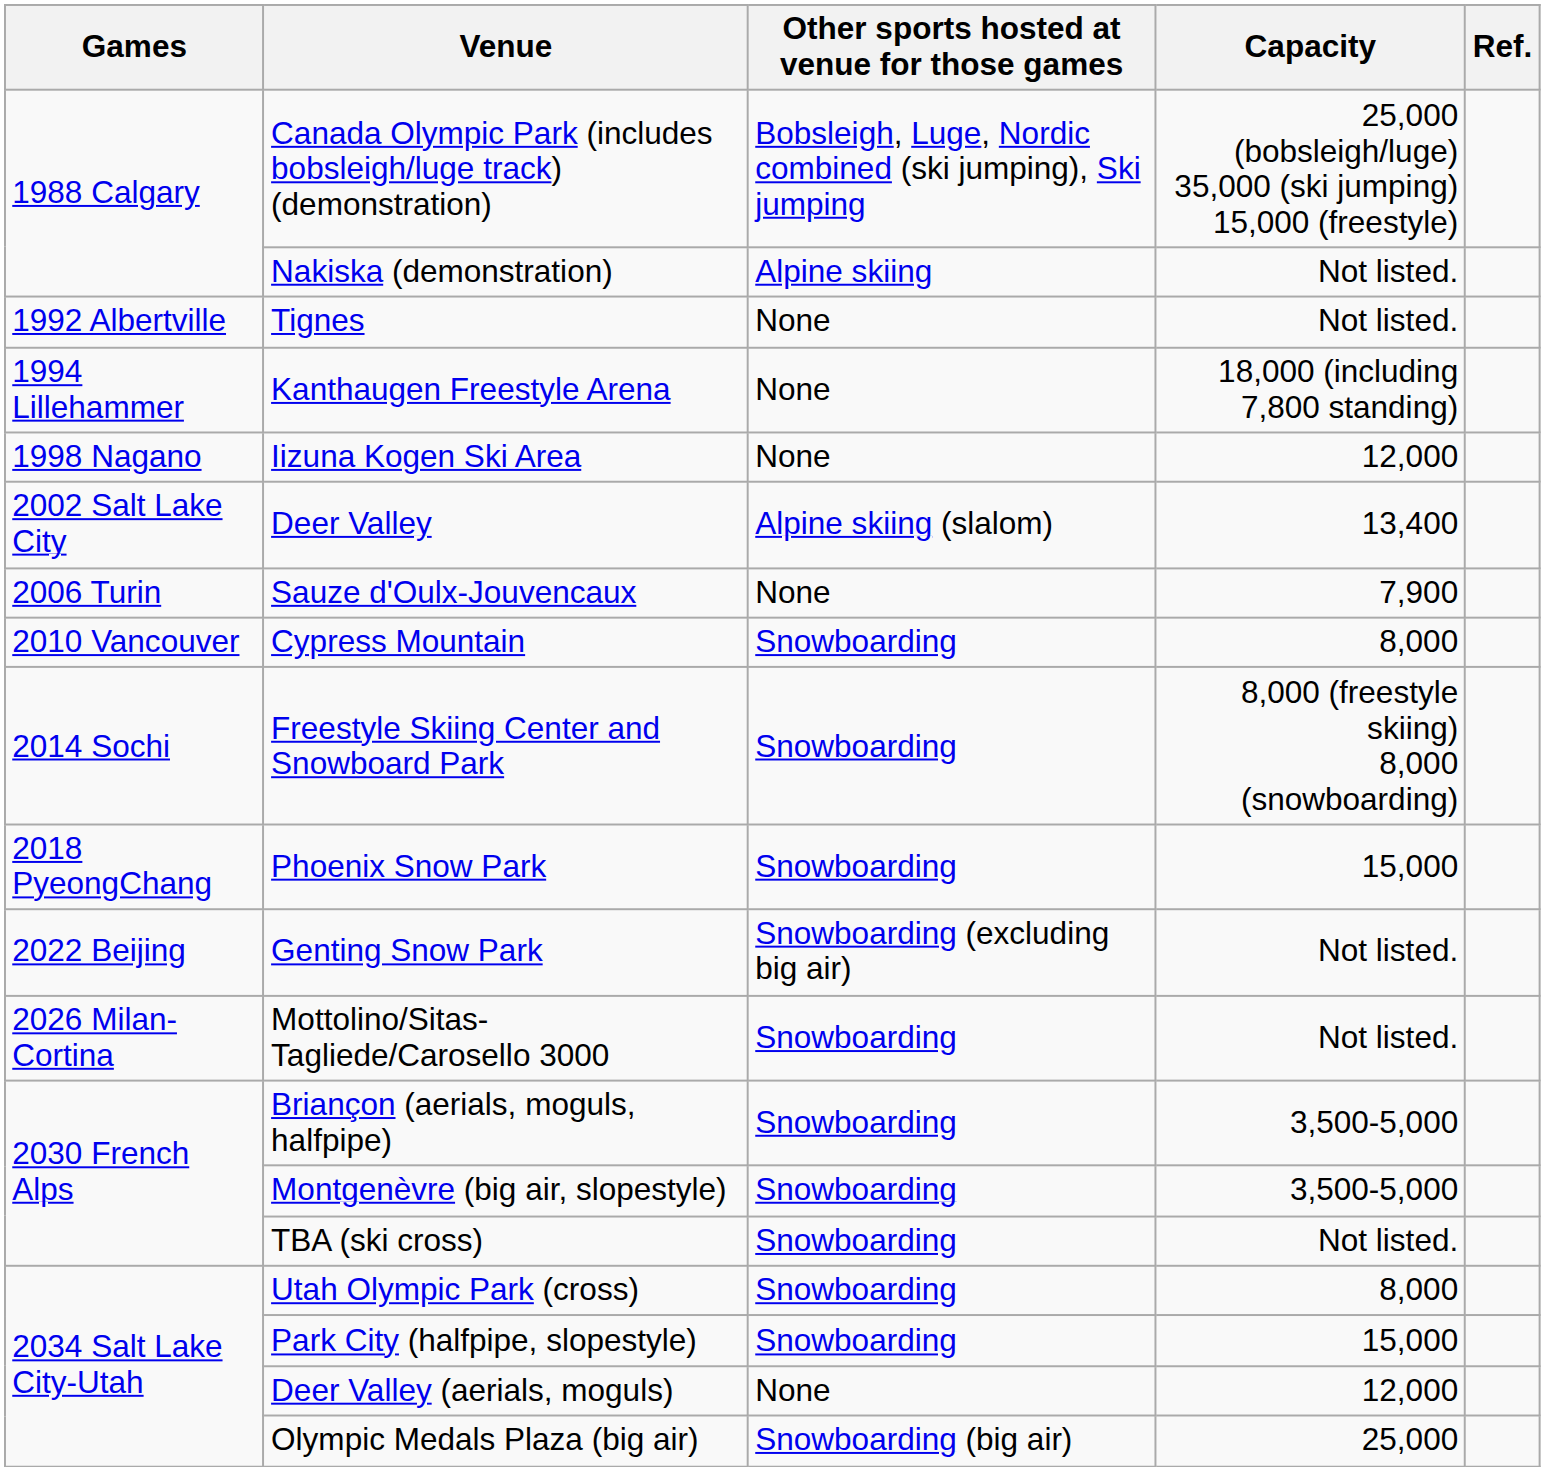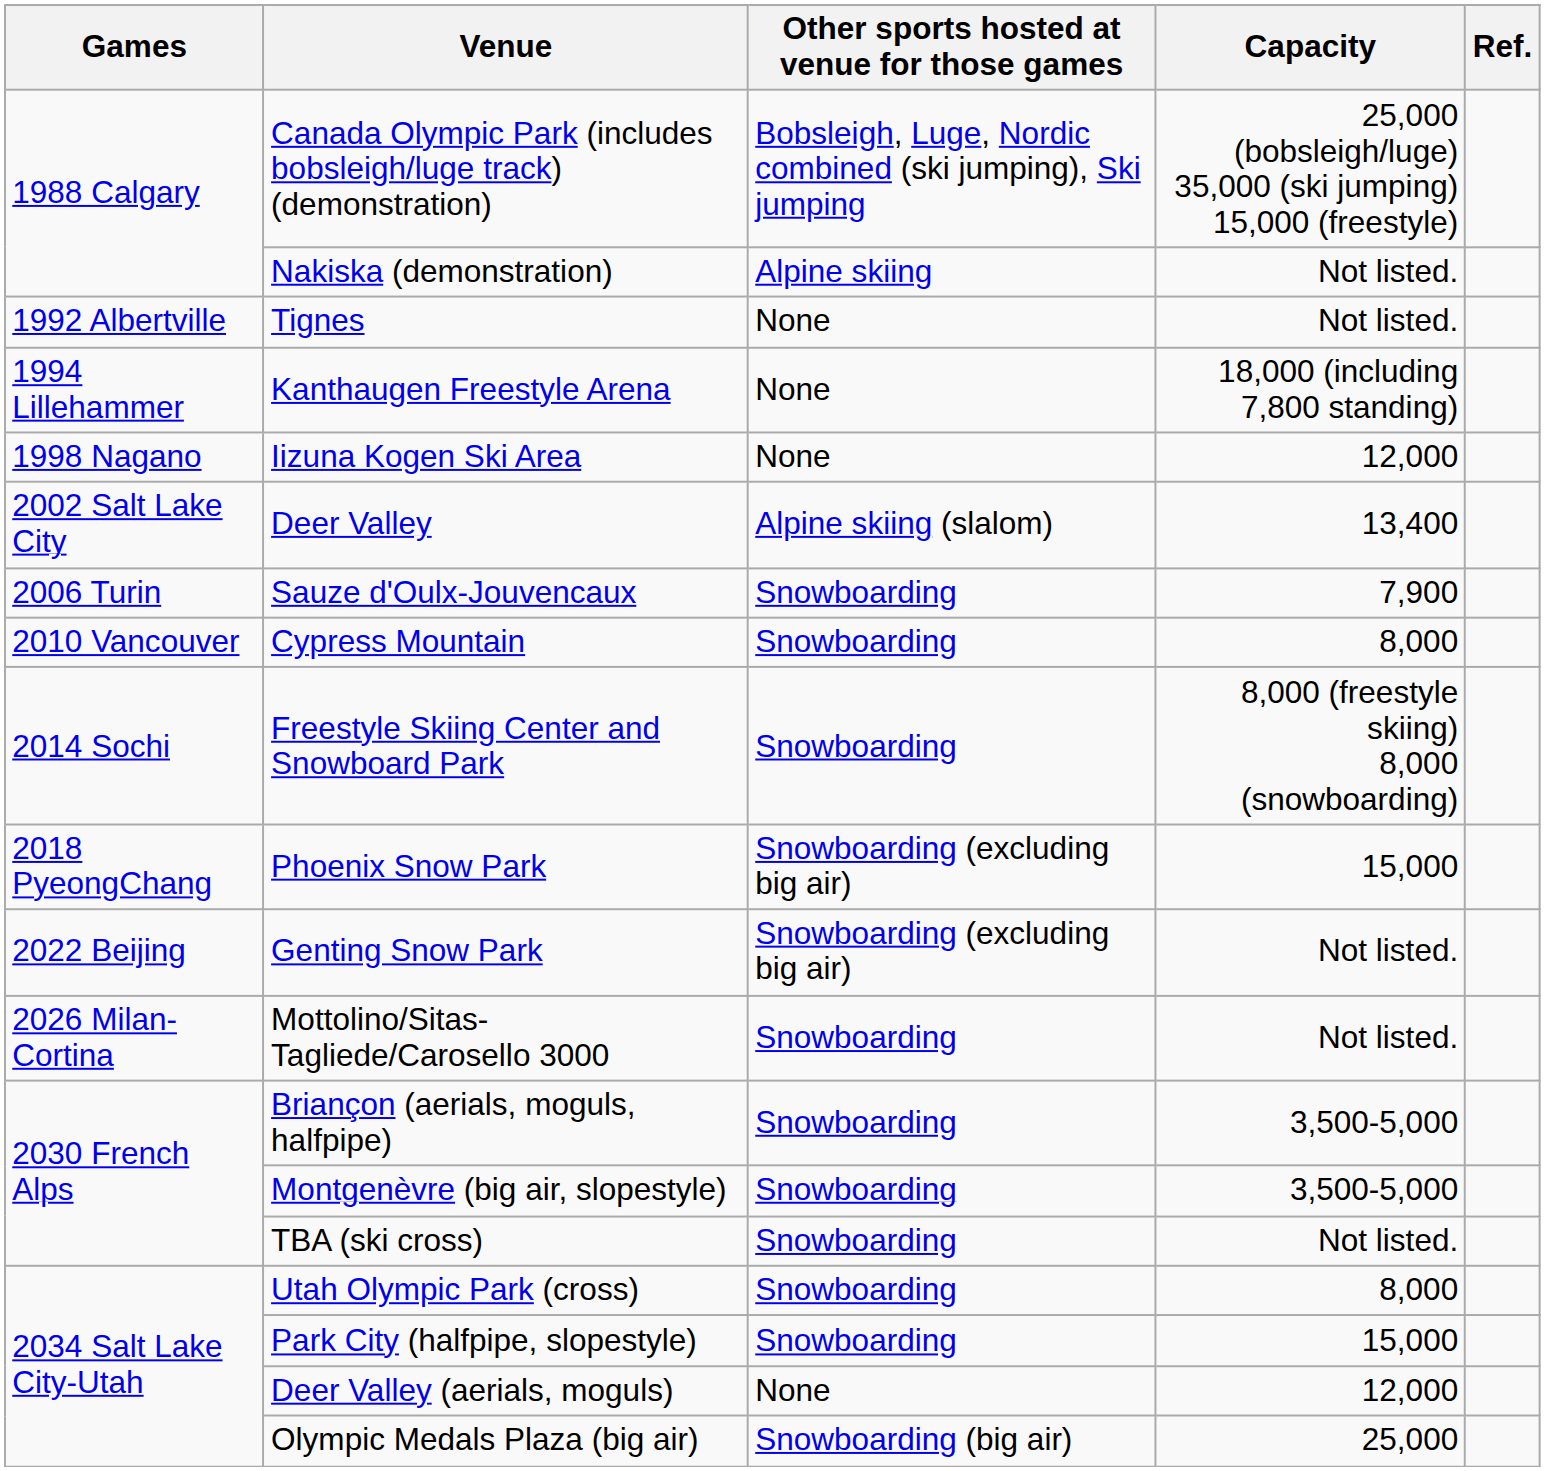(793, 592) None -> (856, 592) Snowboarding
(856, 866) Snowboarding -> (932, 866) Snowboarding (excluding big air)
